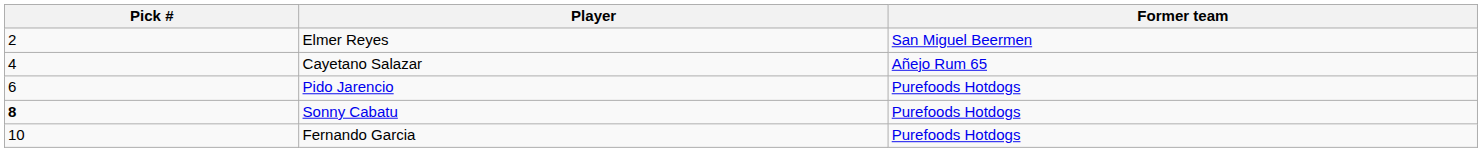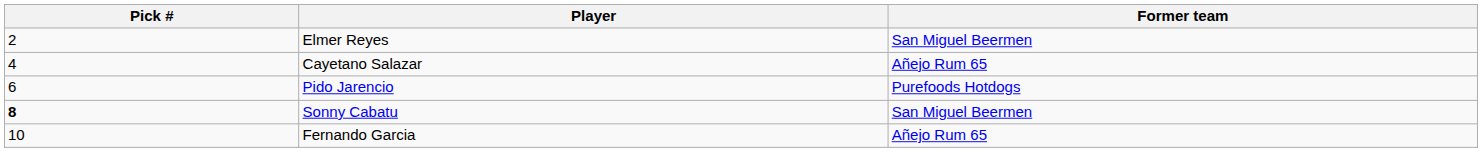(956, 111) Purefoods Hotdogs -> (962, 111) San Miguel Beermen
(956, 135) Purefoods Hotdogs -> (939, 135) Añejo Rum 65
